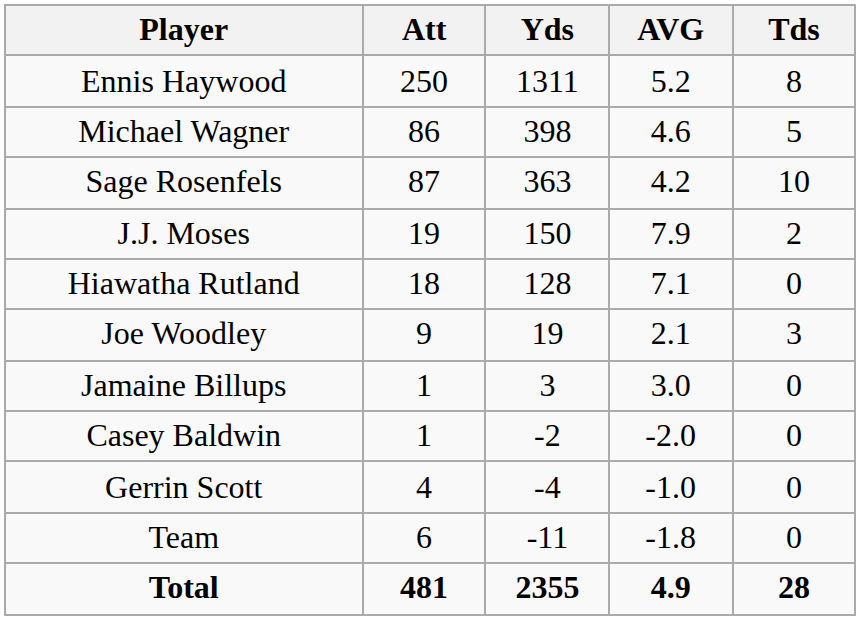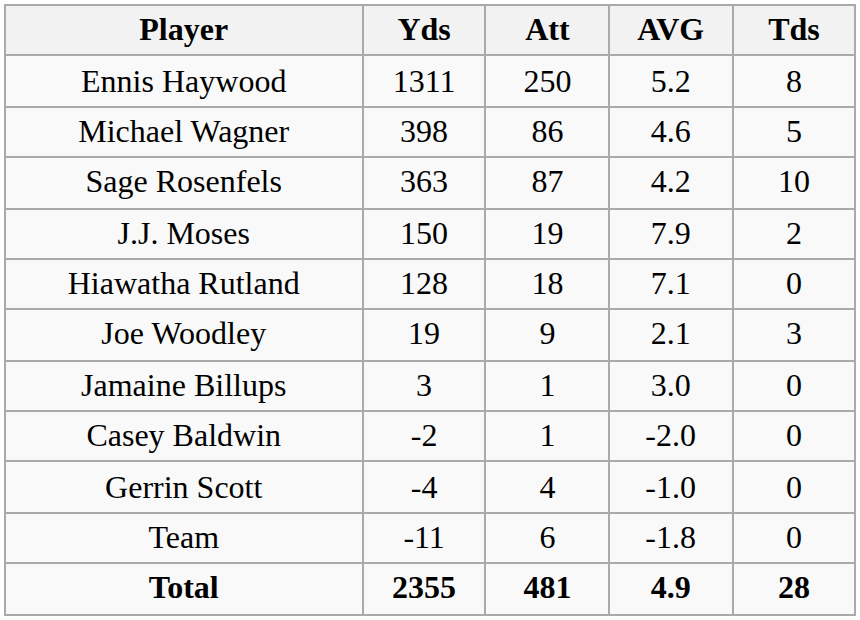columns swapped: (424, 29) <-> (547, 29)
